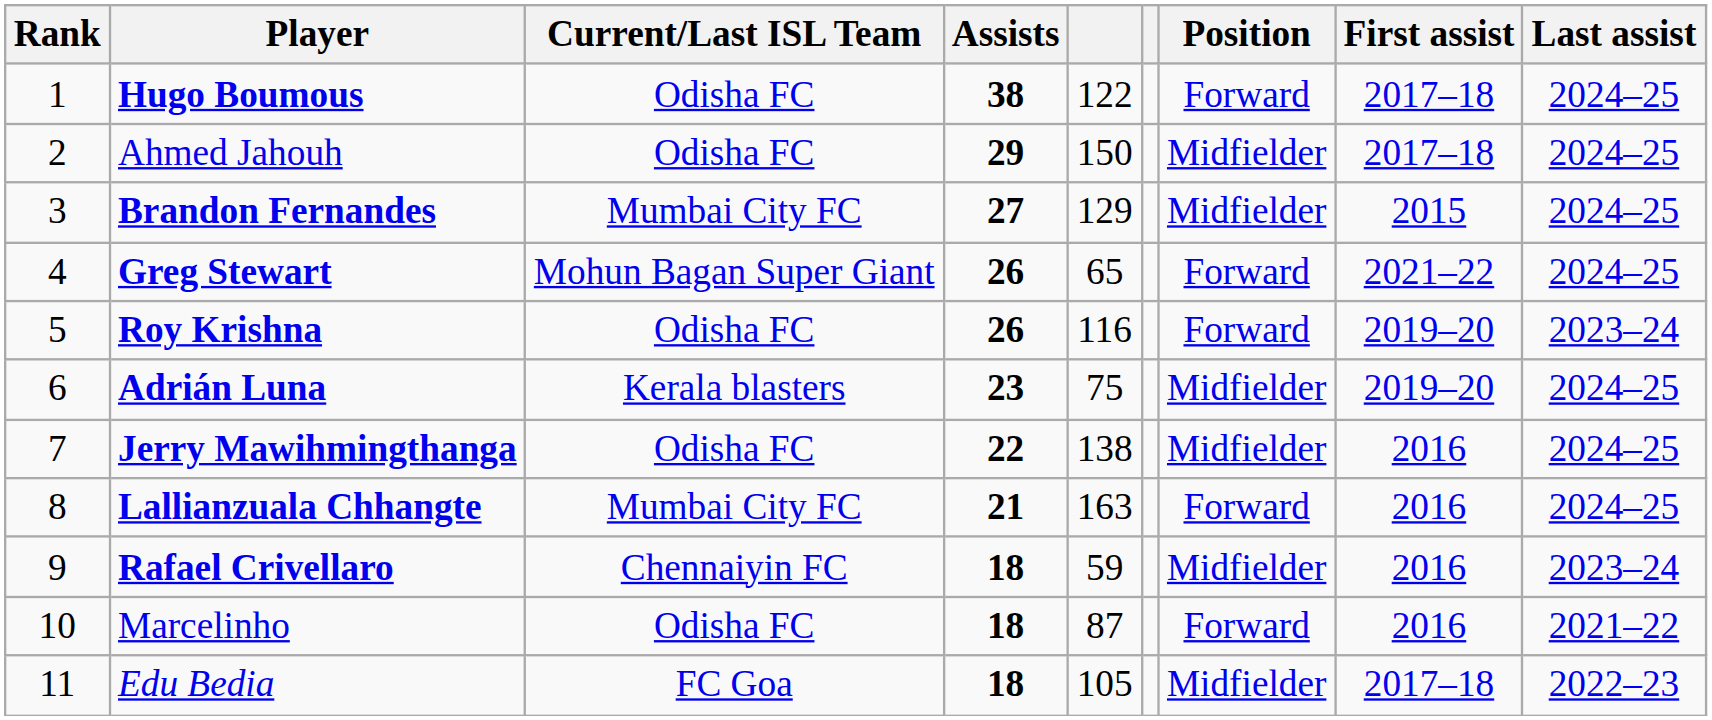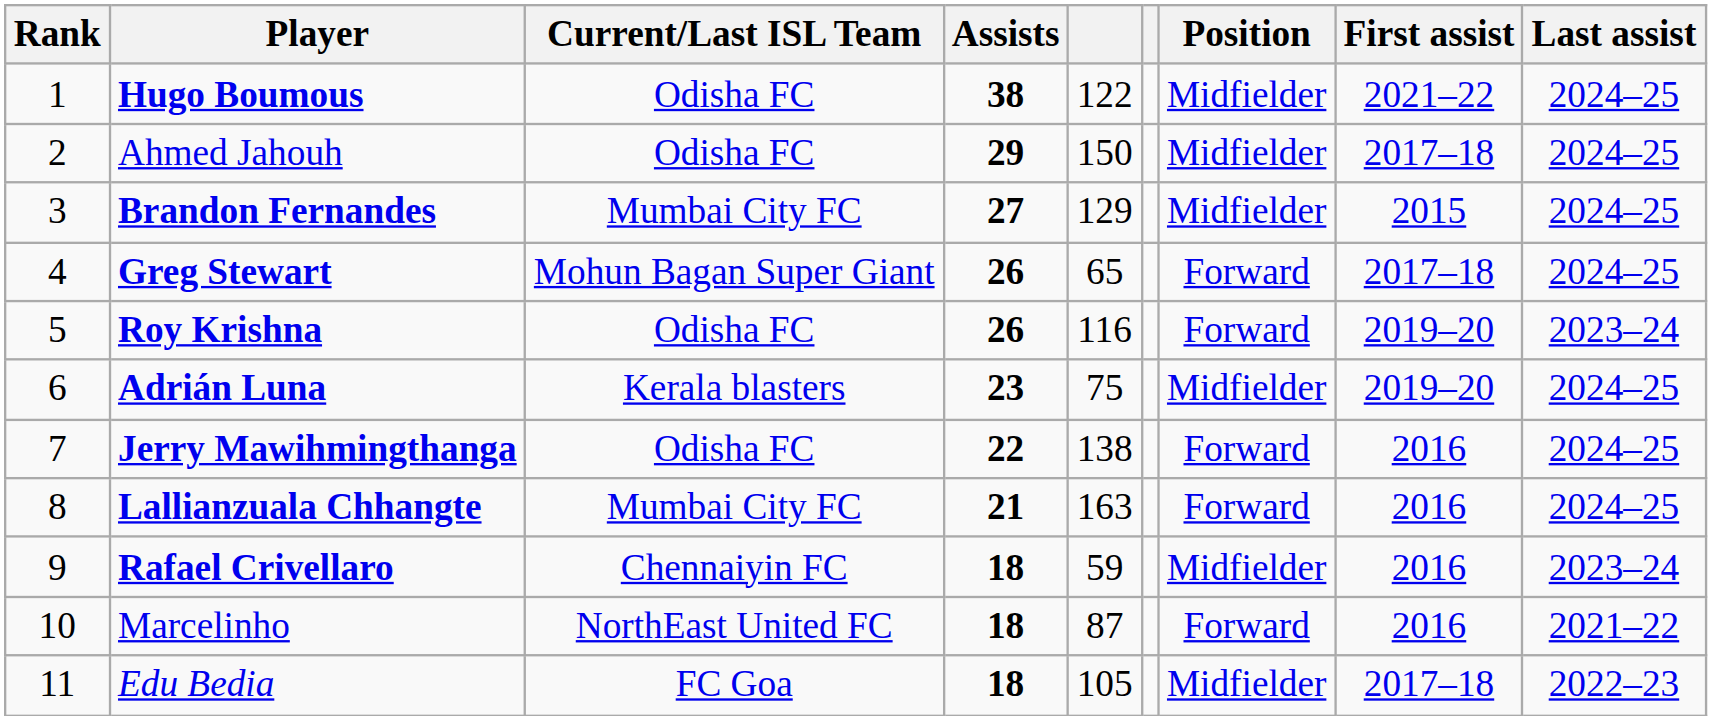(1247, 93) Forward -> (1247, 93) Midfielder
(1429, 93) 2017–18 -> (1429, 93) 2021–22
(1429, 270) 2021–22 -> (1429, 270) 2017–18
(1247, 447) Midfielder -> (1247, 447) Forward
(734, 625) Odisha FC -> (734, 625) NorthEast United FC
